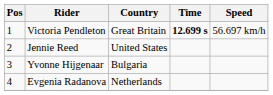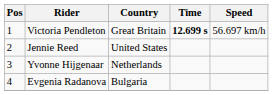(129, 65) Bulgaria -> (136, 65) Netherlands
(136, 82) Netherlands -> (129, 82) Bulgaria
